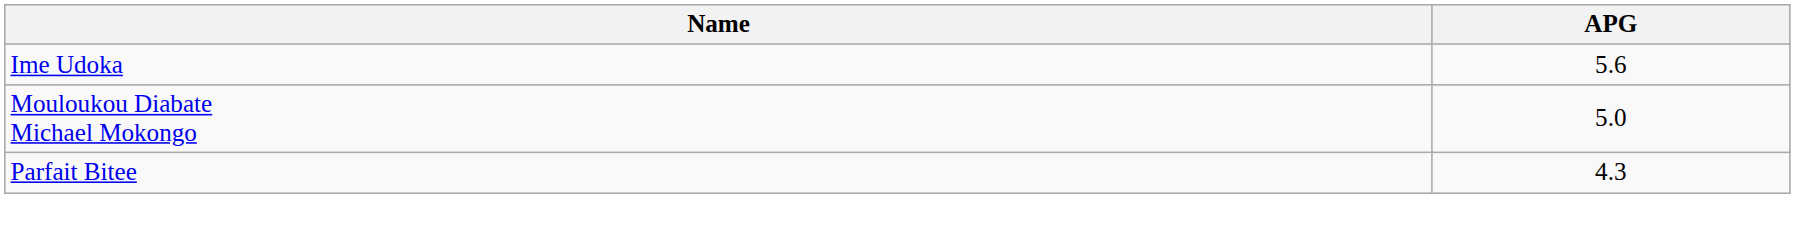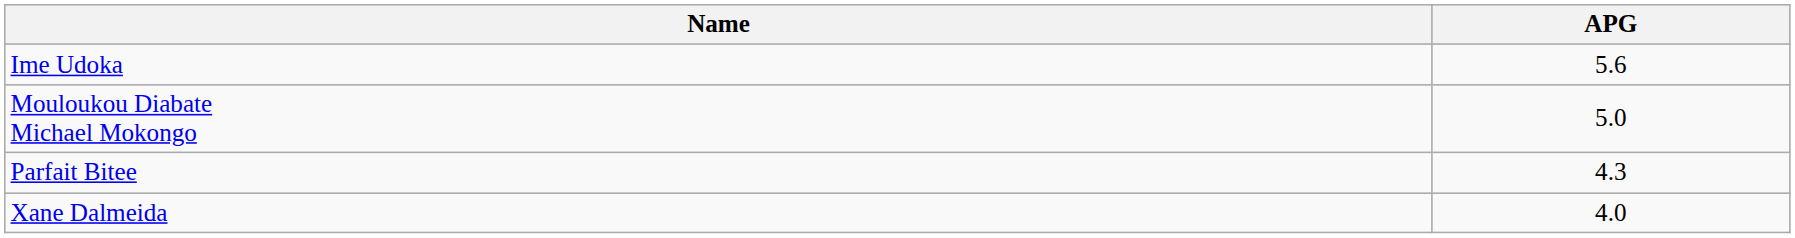+ row: (89, 212)
